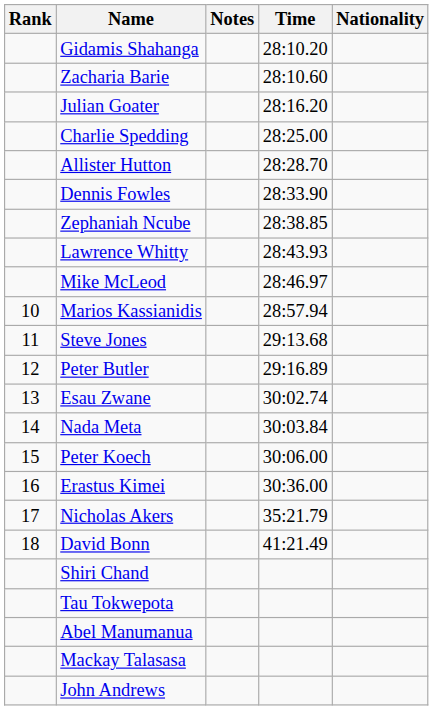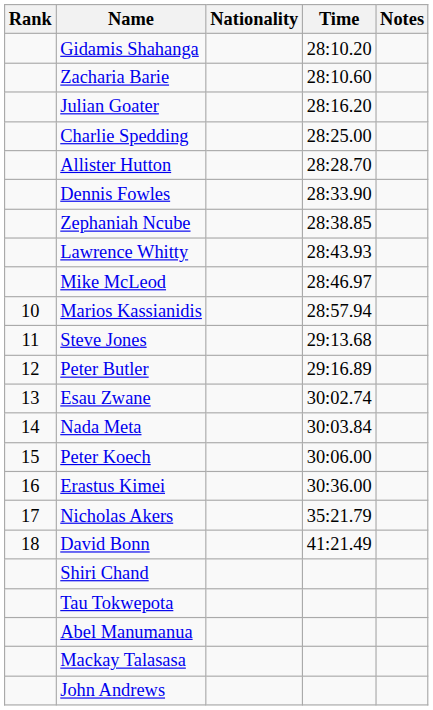columns swapped: (380, 19) <-> (232, 19)
